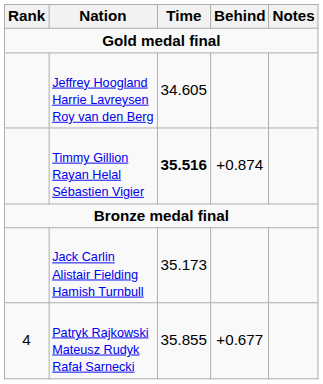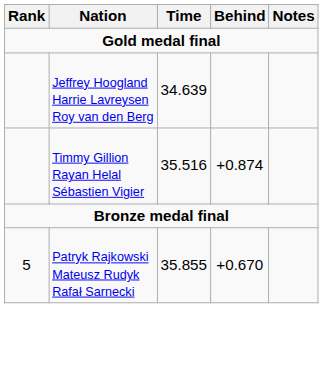(184, 90) 34.605 -> (184, 90) 34.639
(184, 165) bold -> (184, 165) normal
- row: (98, 274)
(27, 340) 4 -> (27, 265) 5
(240, 340) +0.677 -> (240, 265) +0.670
